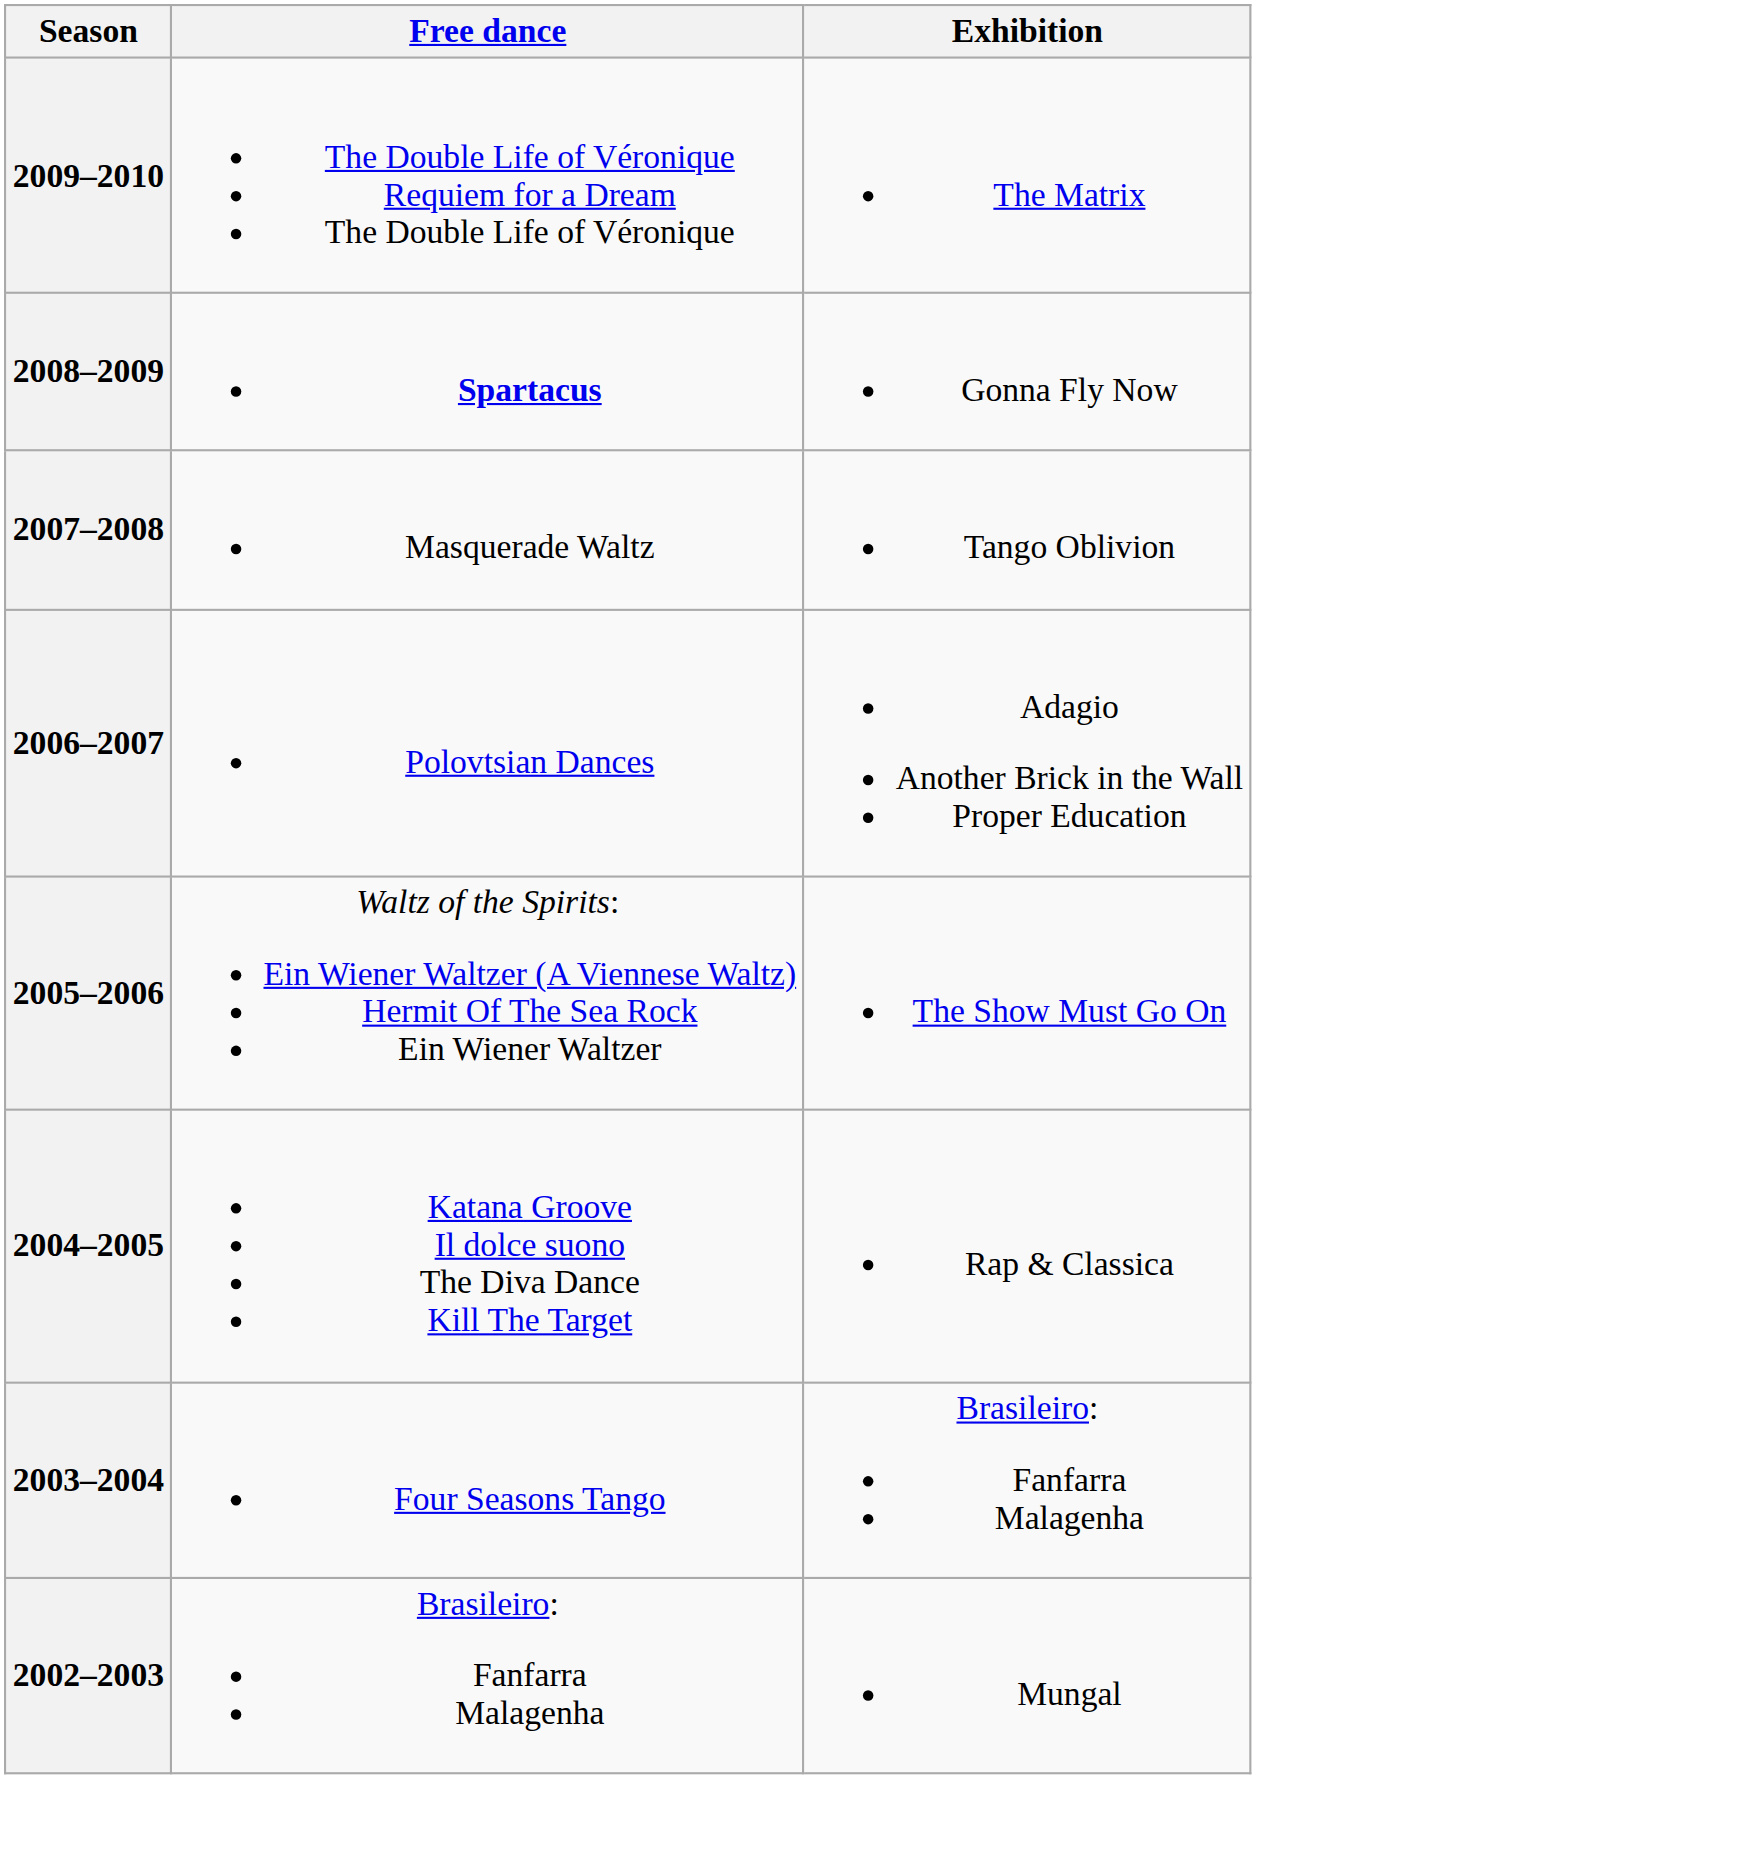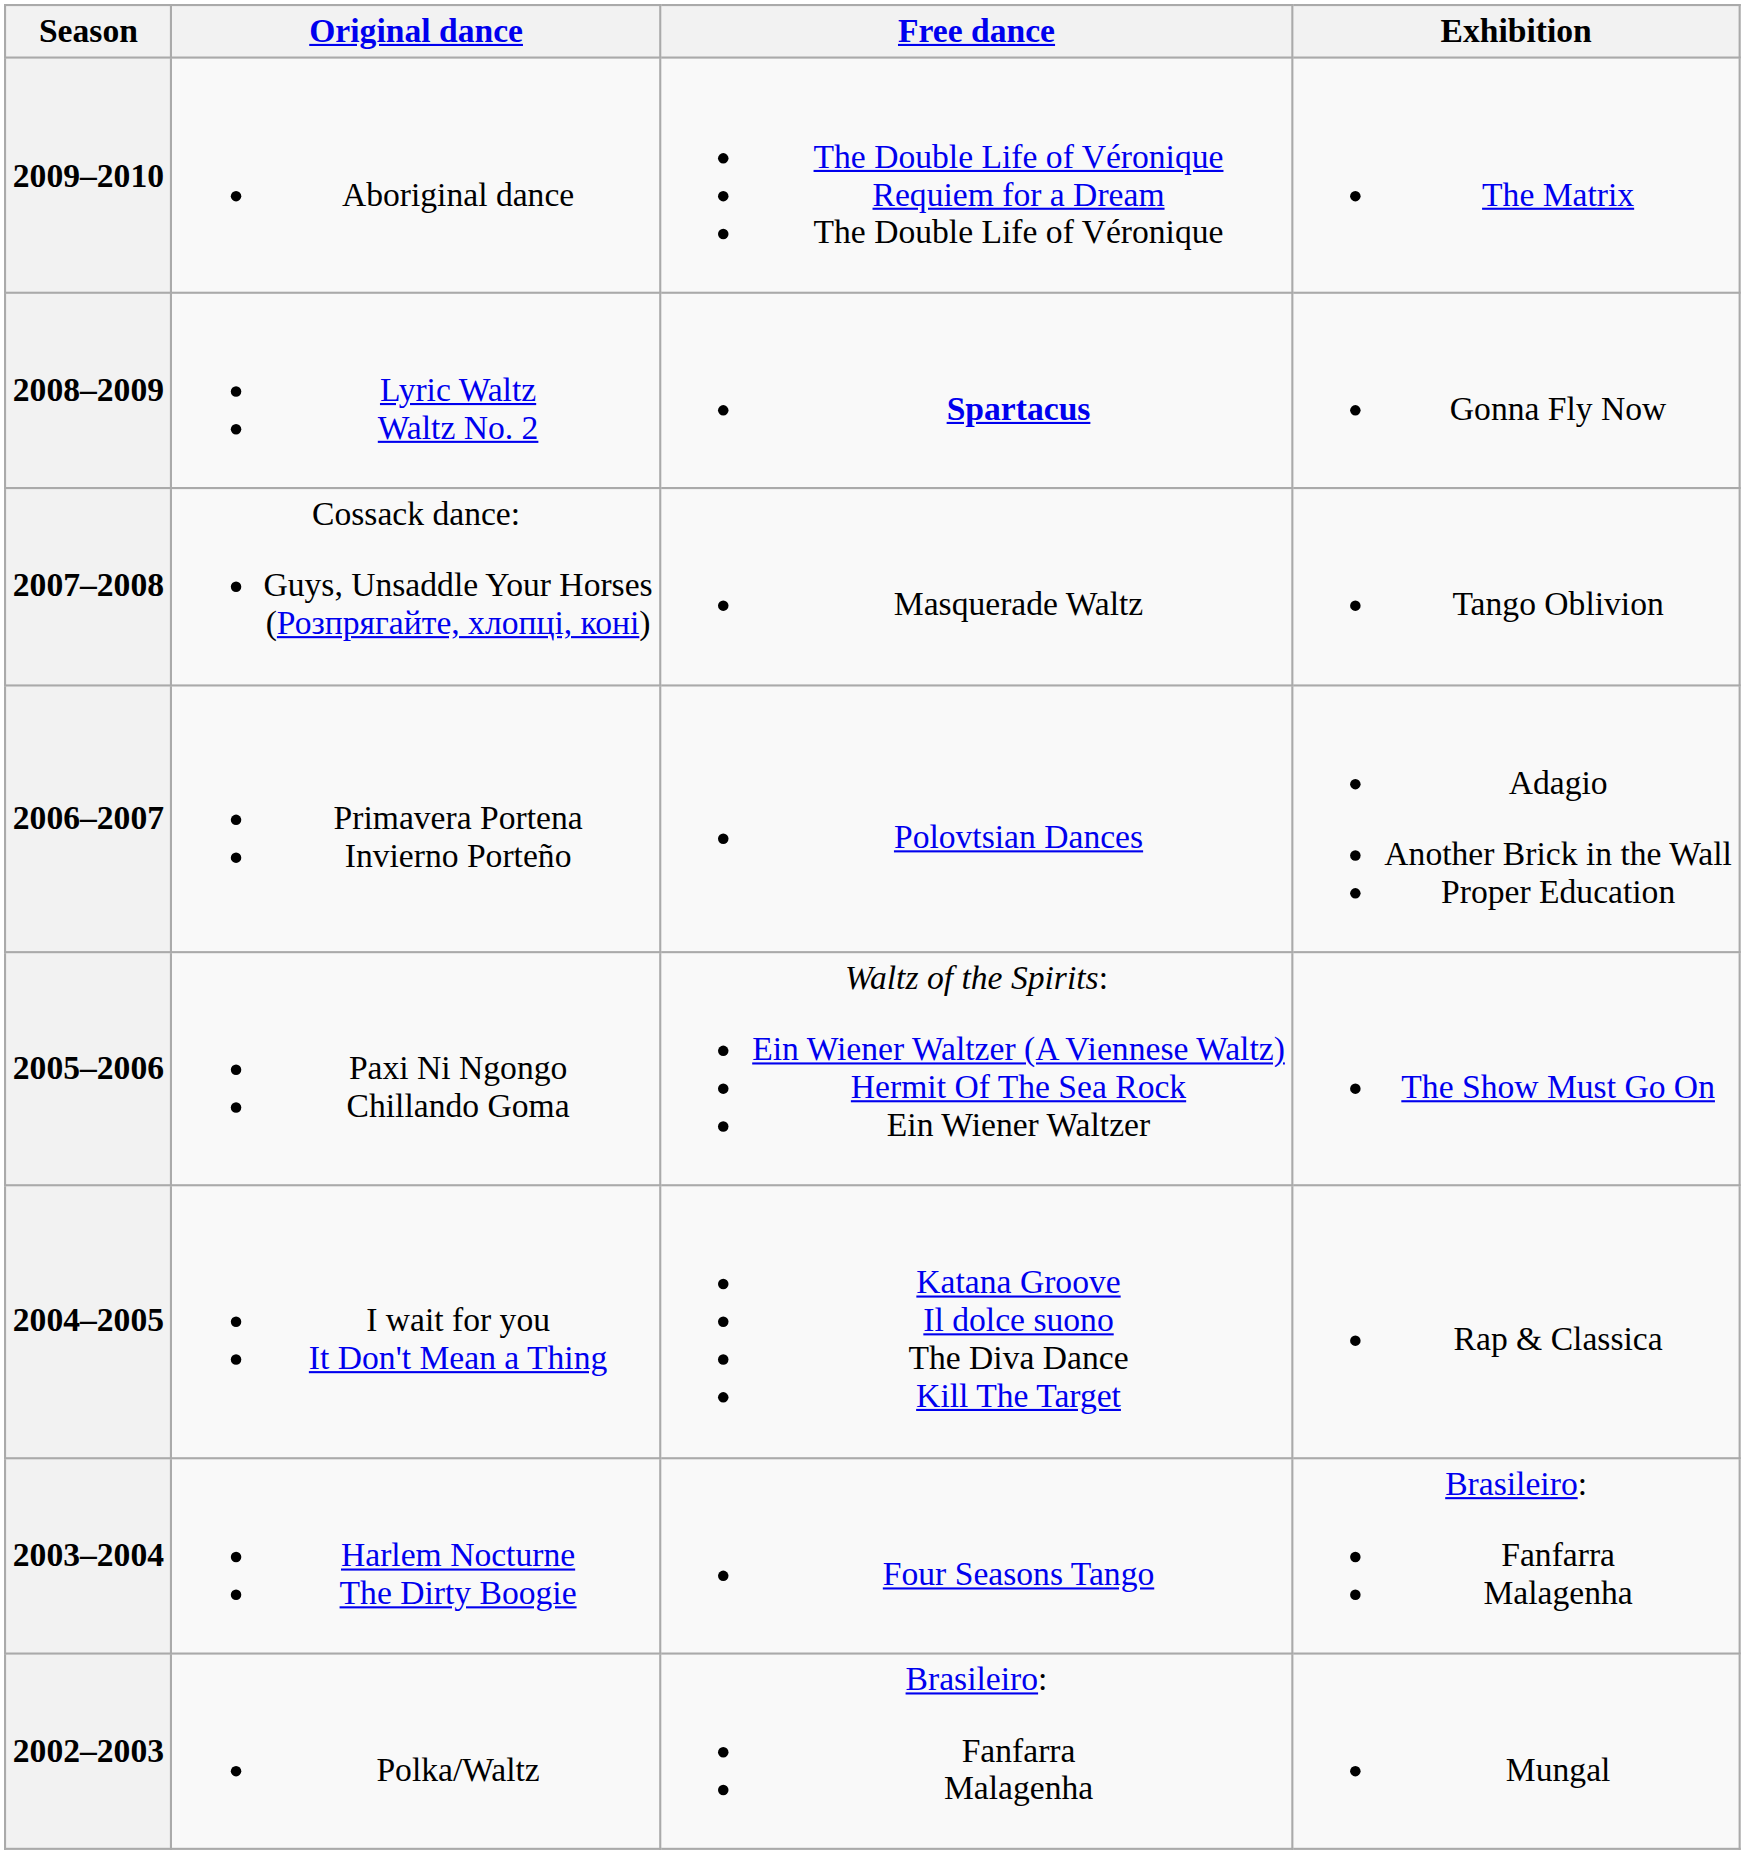+ column: (416, 31)
